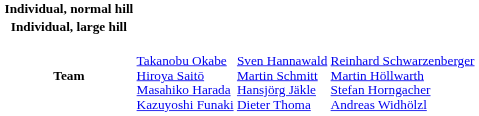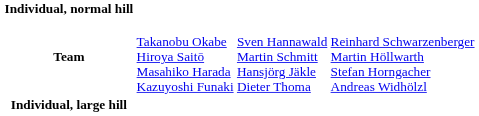rows swapped: (69, 27) <-> (69, 75)
